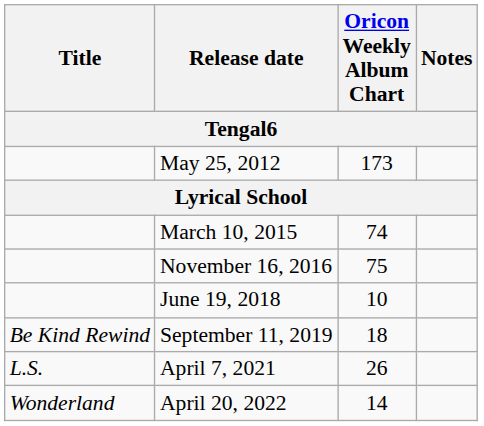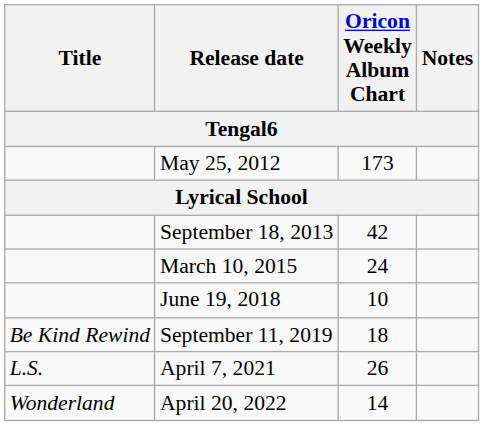+ row: (247, 231)
(377, 231) 74 -> (378, 265) 24
- row: (246, 265)
